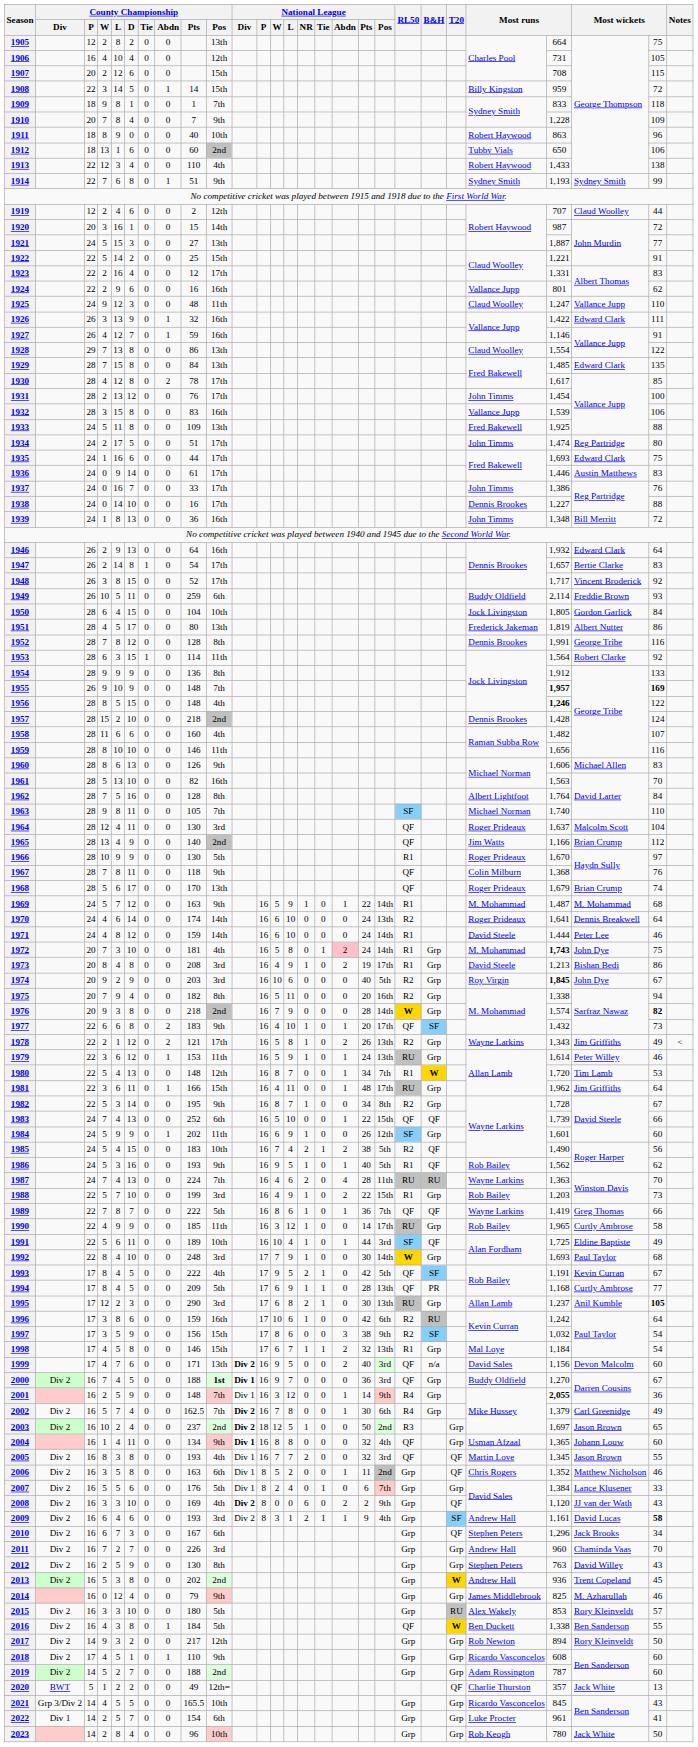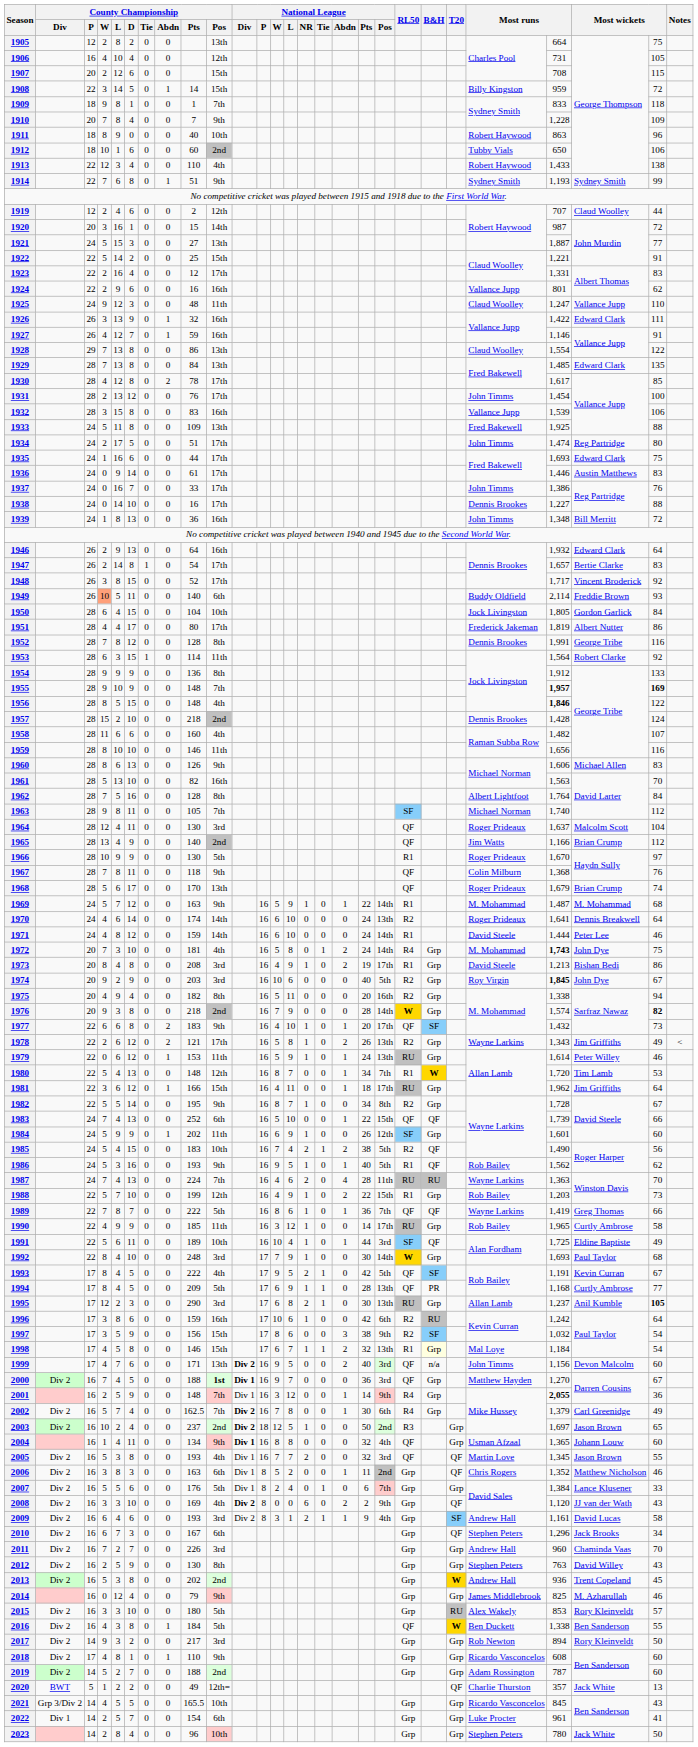(104, 150) 13 -> (104, 150) 10
(118, 366) 15 -> (118, 366) 13
(104, 596) no background -> (104, 596) lightsalmon background
(194, 596) 259 -> (194, 596) 140
(118, 627) 5 -> (118, 627) 4
(219, 627) 13th -> (219, 627) 17th
(91, 688) 26 -> (91, 688) 28
(559, 704) 1,246 -> (559, 704) 1,846
(658, 811) 110 -> (658, 811) 112
(345, 950) pink background -> (345, 950) no background
(408, 950) R1 -> (408, 950) R4
(104, 996) 7 -> (104, 996) 4
(118, 1042) 1 -> (118, 1042) 6
(104, 1057) 3 -> (104, 1057) 0
(131, 1088) 11 -> (131, 1088) 12
(366, 1088) 48 -> (366, 1088) 18
(118, 1104) 3 -> (118, 1104) 5
(219, 1196) 3rd -> (219, 1196) 12th
(434, 1349) no background -> (434, 1349) lightyellow background
(490, 1365) David Sales -> (491, 1365) John Timms
(497, 1380) Buddy Oldfield -> (500, 1380) Matthew Hayden
(104, 1457) 8 -> (104, 1457) 5
(118, 1472) 5 -> (118, 1472) 8
(131, 1472) 8 -> (131, 1472) 3
(658, 1519) bold -> (658, 1519) normal
(219, 1642) 12th -> (219, 1642) 3rd
(118, 1657) 5 -> (118, 1657) 8
(489, 1734) Rob Keogh -> (495, 1734) Stephen Peters
